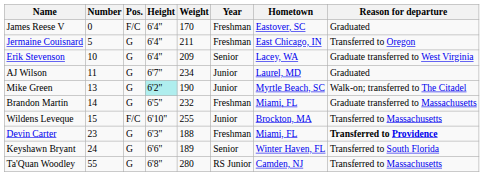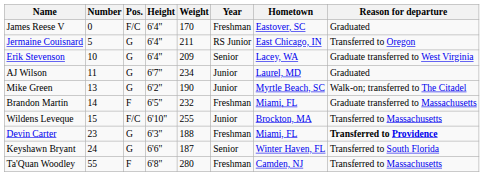(232, 42) Freshman -> (232, 42) RS Junior
(155, 88) paleturquoise background -> (155, 88) no background
(129, 103) G -> (129, 103) F
(187, 149) 189 -> (187, 149) 187
(129, 164) G -> (129, 164) F
(232, 164) RS Junior -> (232, 164) Freshman
